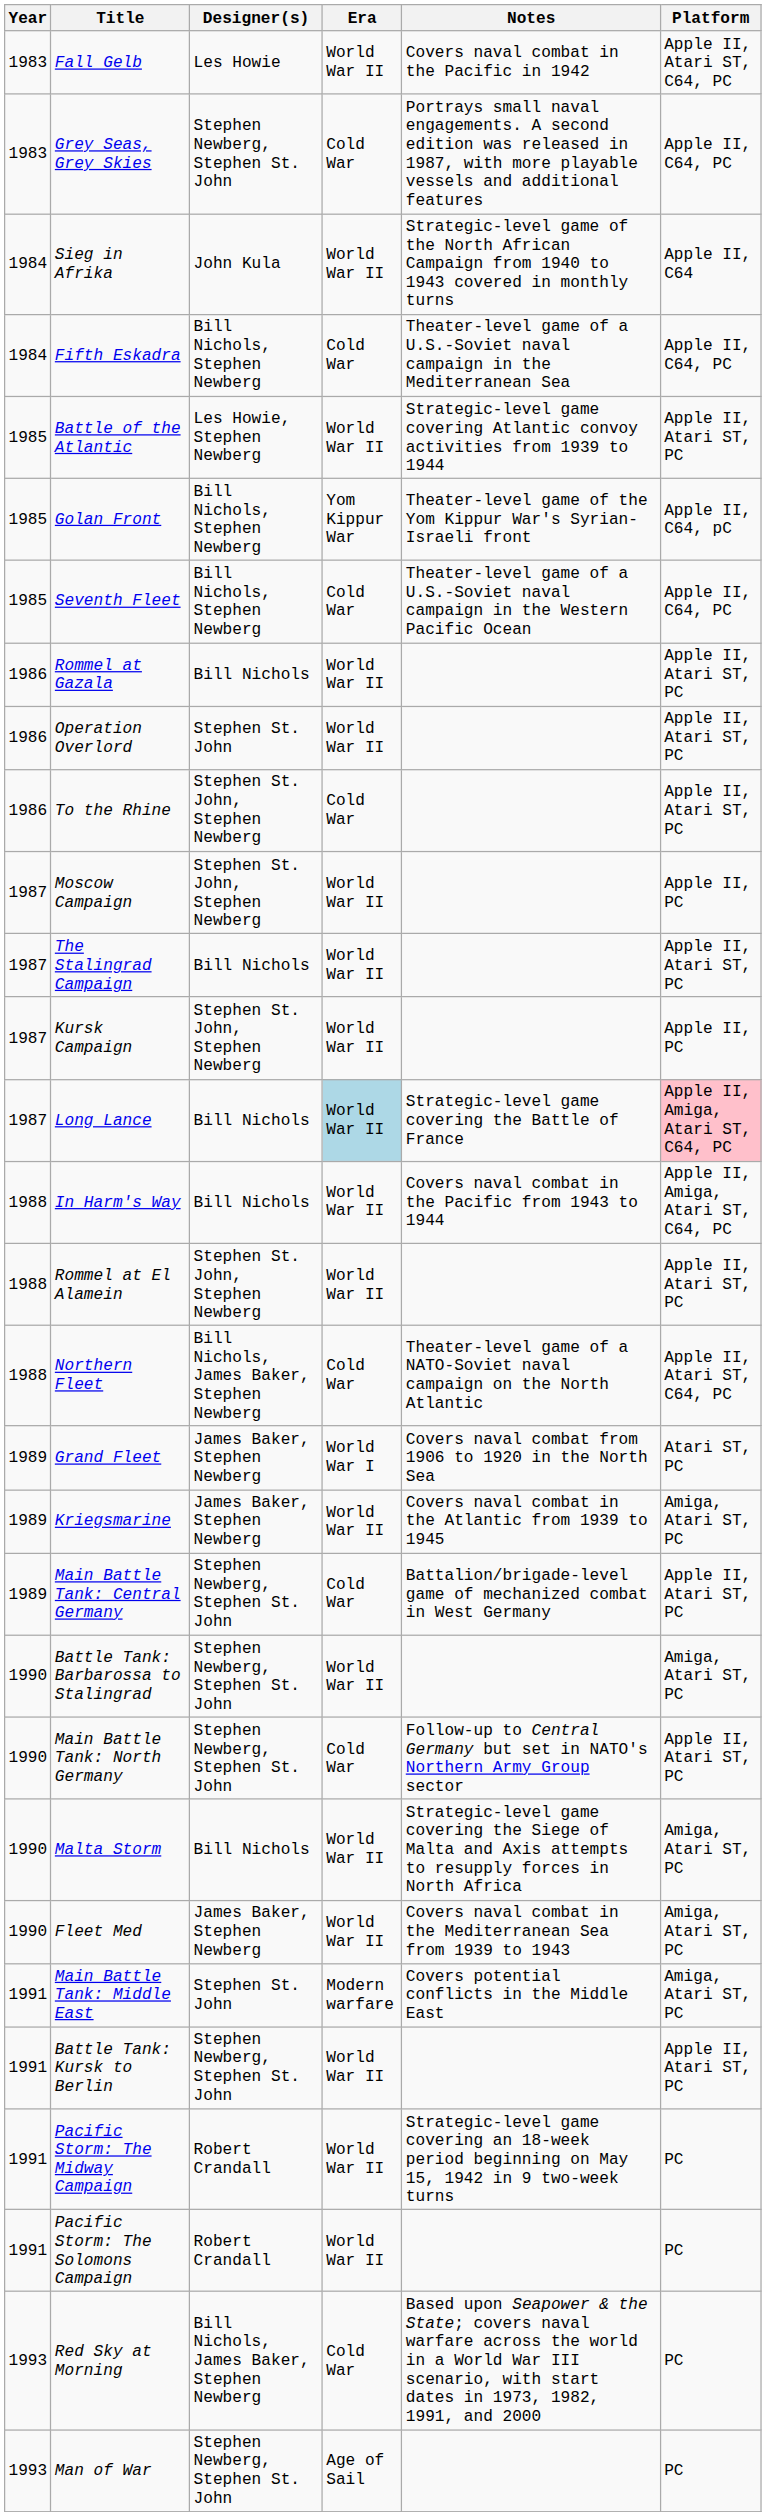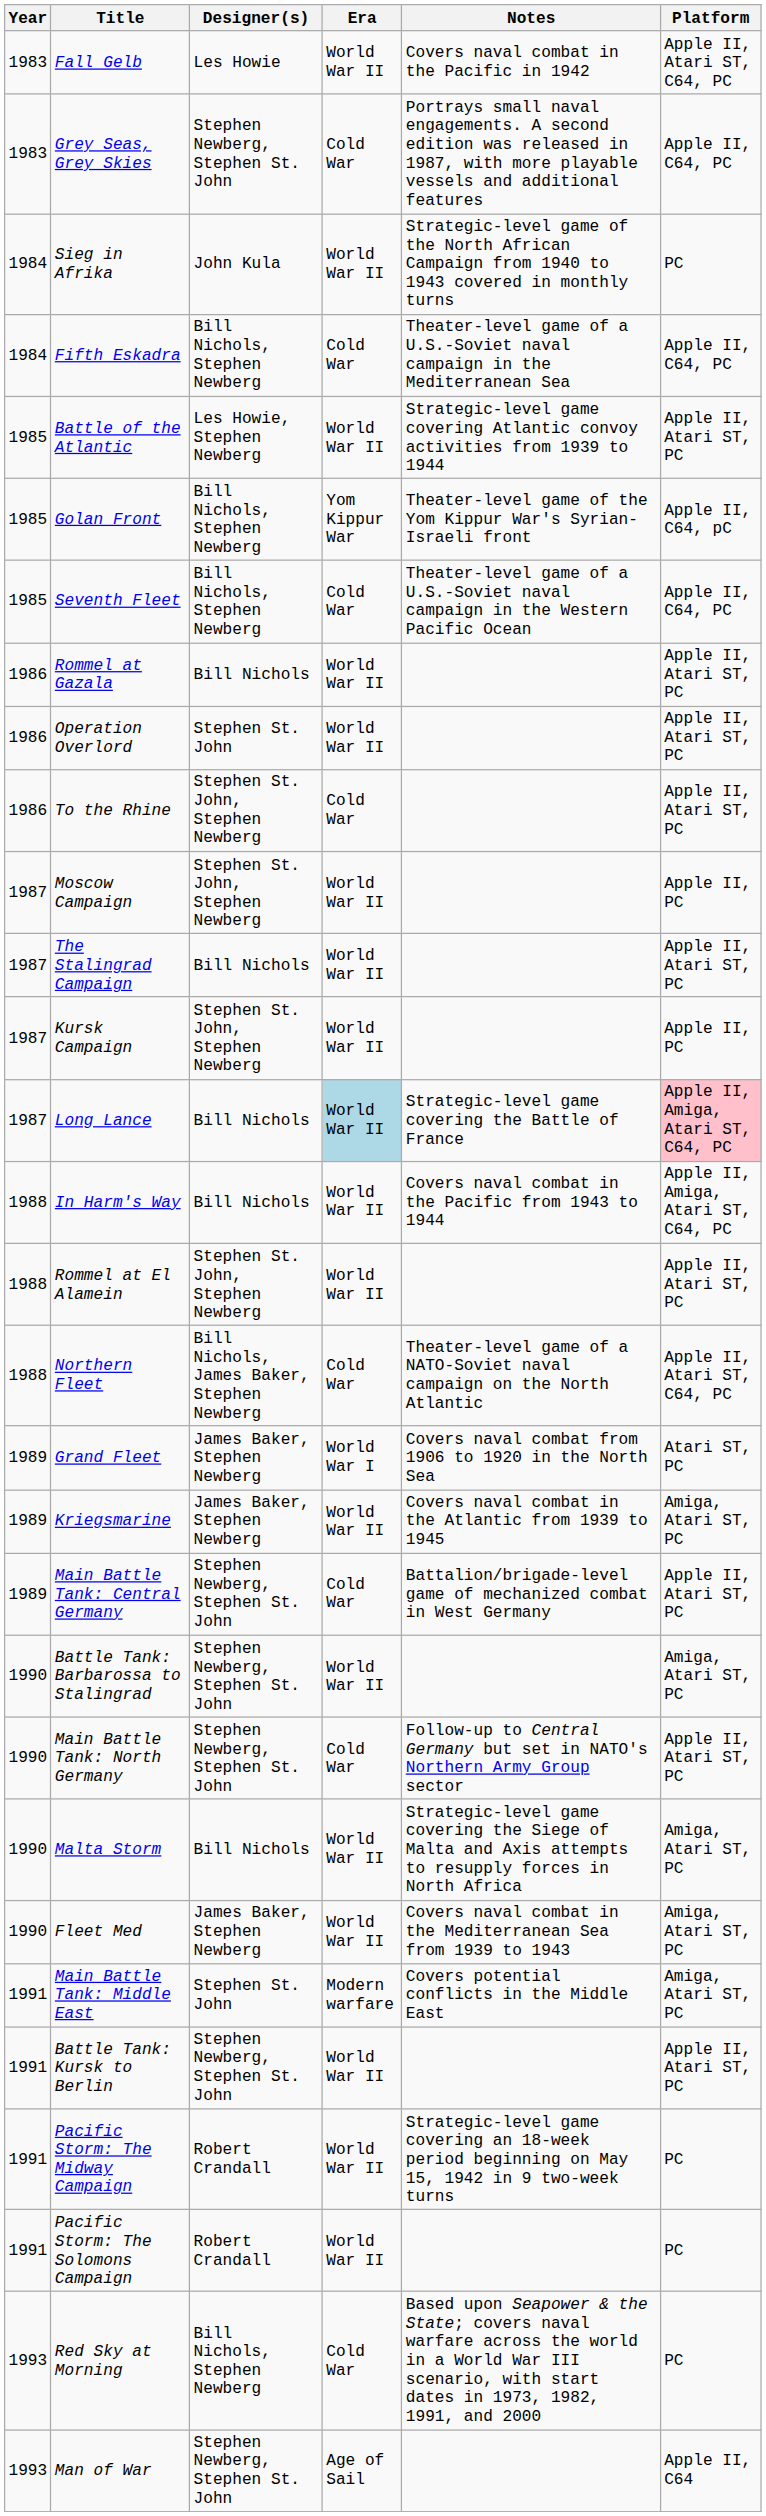(708, 264) Apple II, C64 -> (674, 264) PC
(252, 2361) Bill Nichols, James Baker, Stephen Newberg -> (232, 2361) Bill Nichols, Stephen Newberg
(674, 2471) PC -> (708, 2471) Apple II, C64
